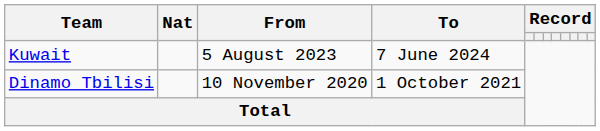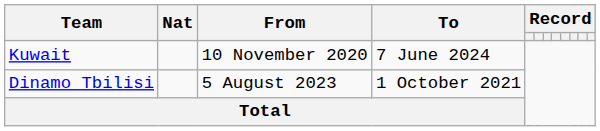(269, 55) 5 August 2023 -> (285, 55) 10 November 2020
(285, 83) 10 November 2020 -> (269, 83) 5 August 2023
